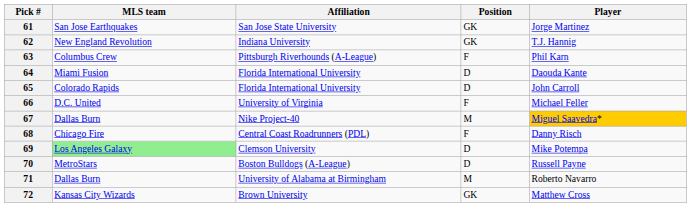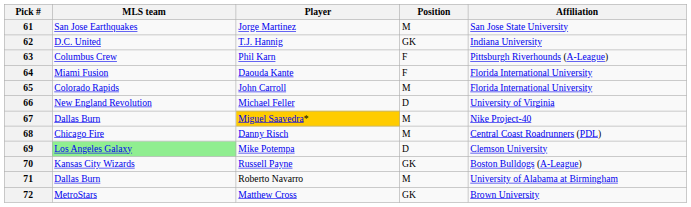columns swapped: (608, 12) <-> (349, 12)
(470, 27) GK -> (406, 27) M
(103, 42) New England Revolution -> (78, 42) D.C. United
(467, 73) D -> (405, 73) F
(467, 88) D -> (406, 88) M
(78, 103) D.C. United -> (103, 103) New England Revolution
(466, 103) F -> (406, 103) D
(466, 133) F -> (406, 133) M
(76, 164) MetroStars -> (94, 164) Kansas City Wizards
(467, 164) D -> (409, 164) GK
(94, 194) Kansas City Wizards -> (76, 194) MetroStars
